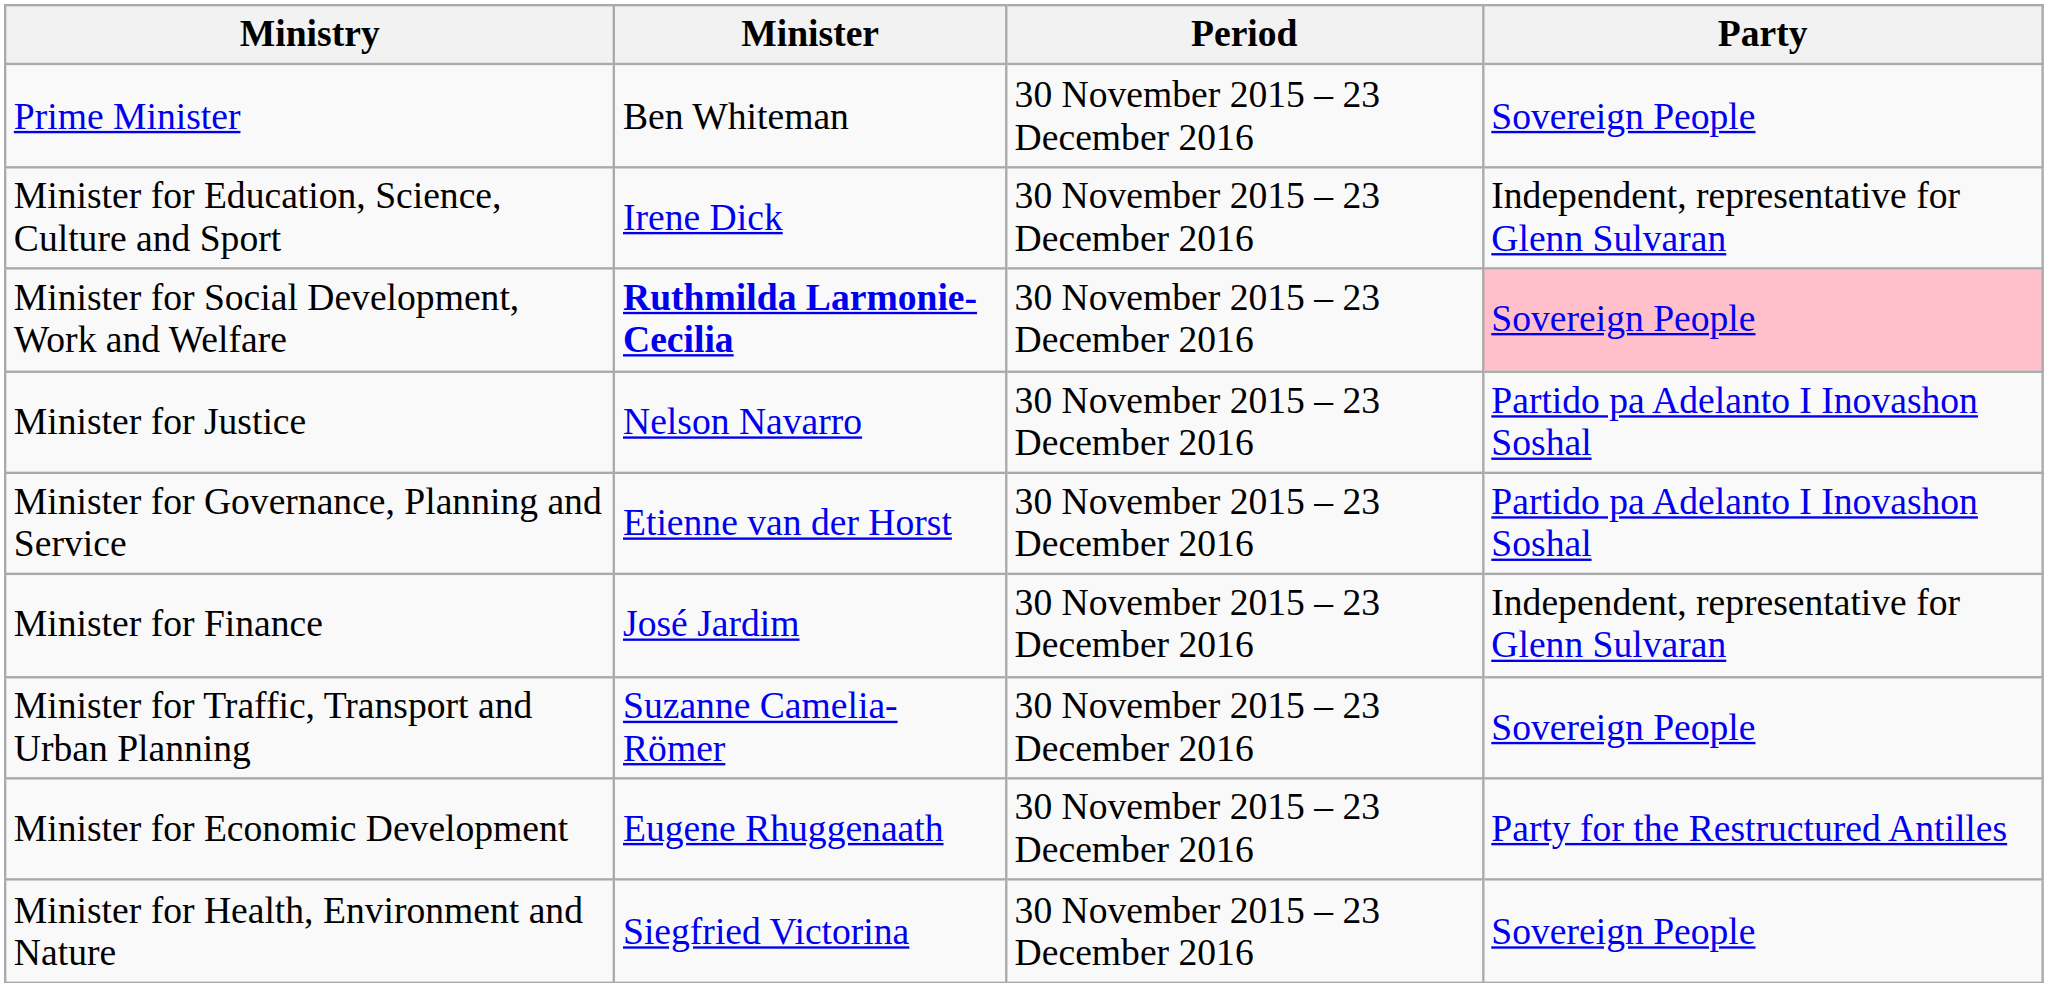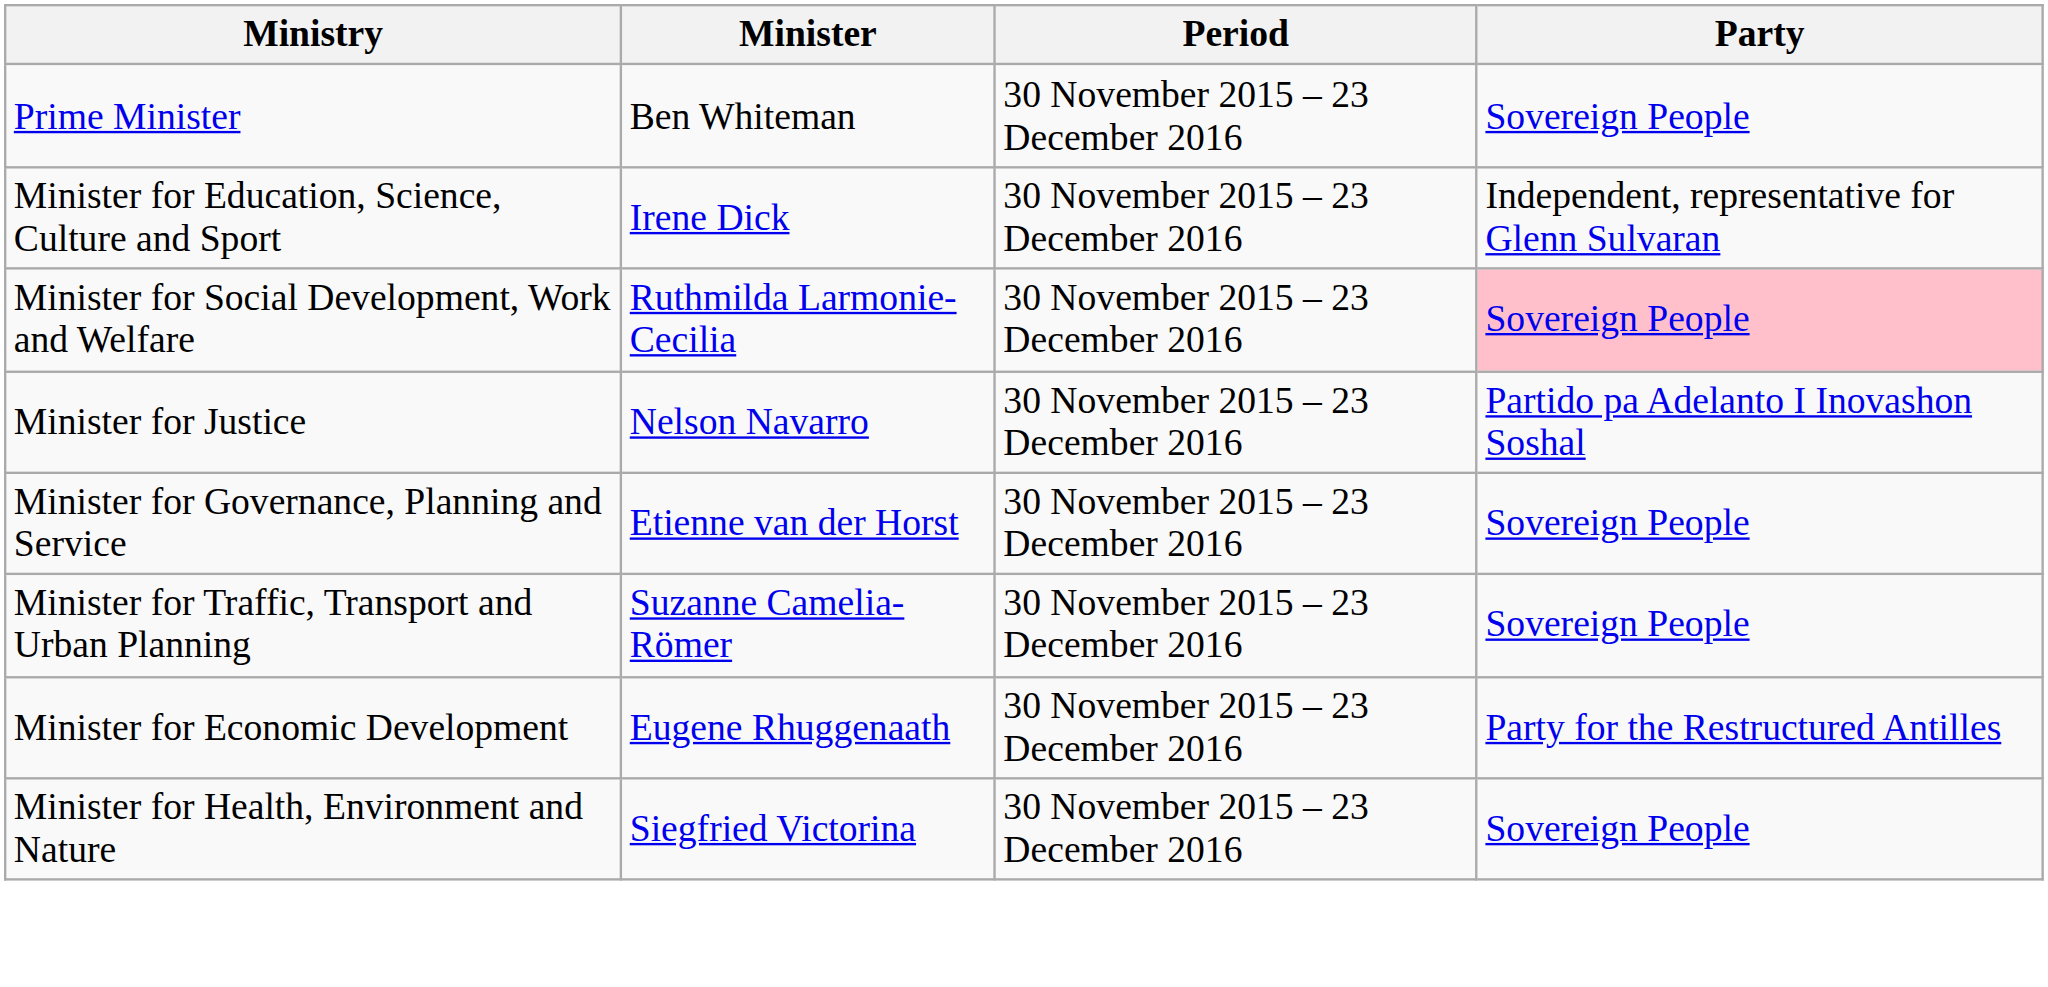(800, 318) bold -> (793, 318) normal
(1735, 522) Partido pa Adelanto I Inovashon Soshal -> (1618, 522) Sovereign People
- row: (168, 624)
